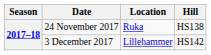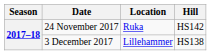(190, 27) HS138 -> (190, 27) HS142
(190, 42) HS142 -> (190, 42) HS138
